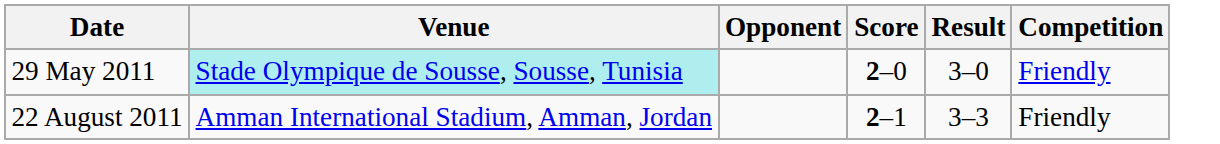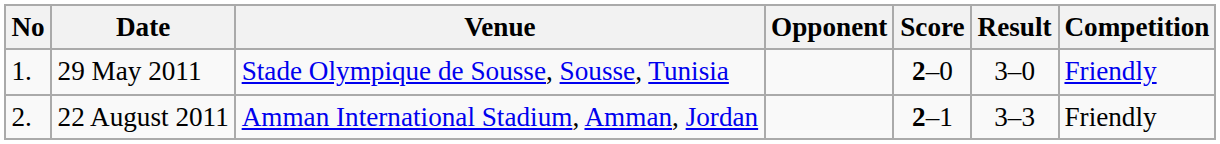+ column: (28, 26)
(439, 71) paleturquoise background -> (485, 71) no background
